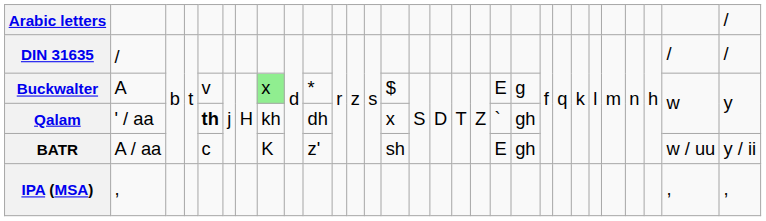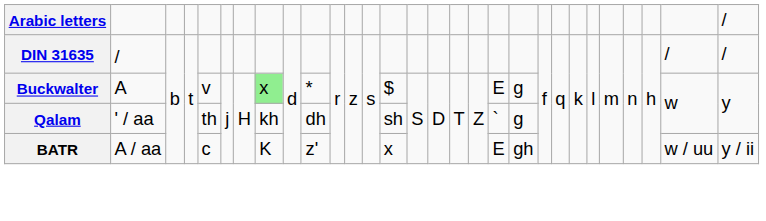(210, 118) bold -> (209, 118) normal
(390, 118) x -> (393, 118) sh
(525, 118) gh -> (518, 118) g
(395, 148) sh -> (388, 148) x
- row: (57, 190)
